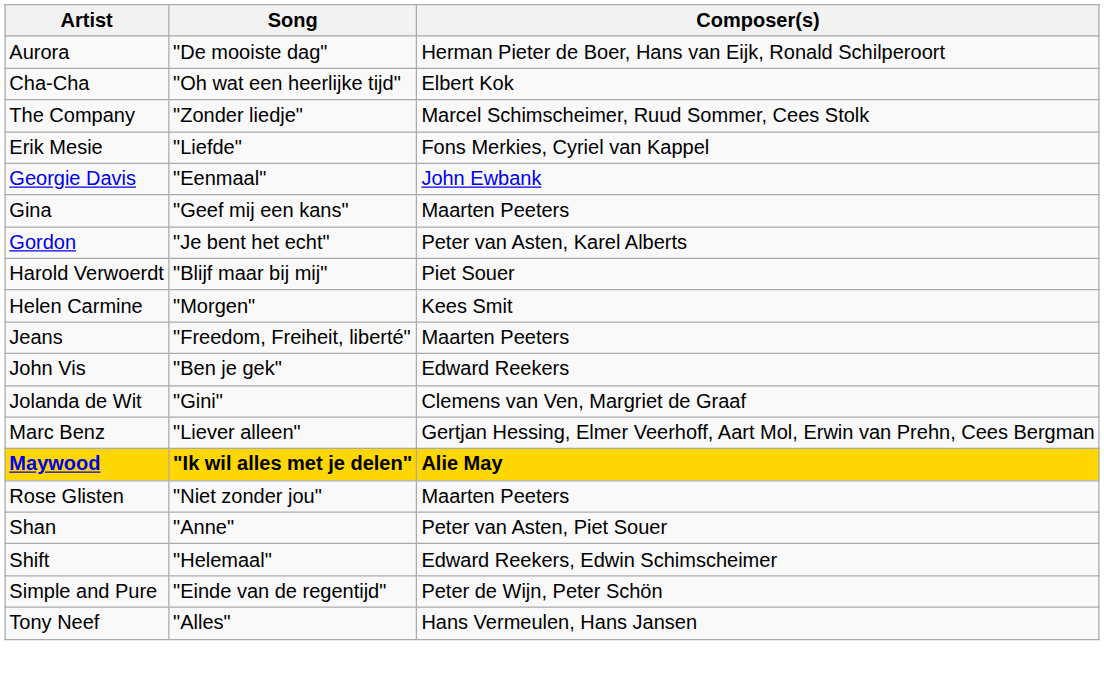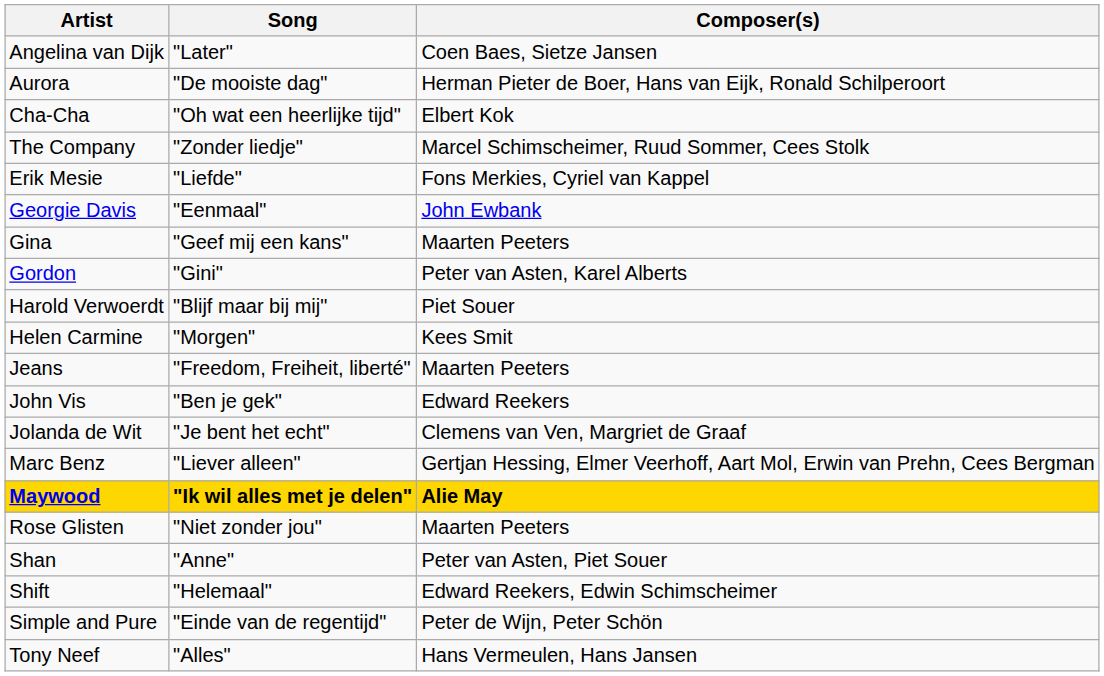+ row: (87, 52)
(251, 242) "Je bent het echt" -> (198, 274) "Gini"
(198, 400) "Gini" -> (251, 432) "Je bent het echt"
